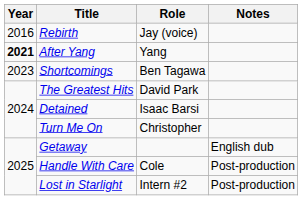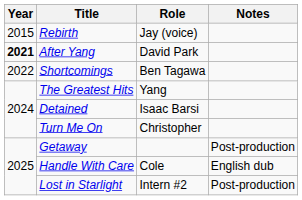(20, 33) 2016 -> (20, 33) 2015
(153, 52) Yang -> (169, 52) David Park
(20, 71) 2023 -> (20, 71) 2022
(169, 90) David Park -> (153, 90) Yang
(242, 147) English dub -> (253, 147) Post-production
(253, 166) Post-production -> (242, 166) English dub
